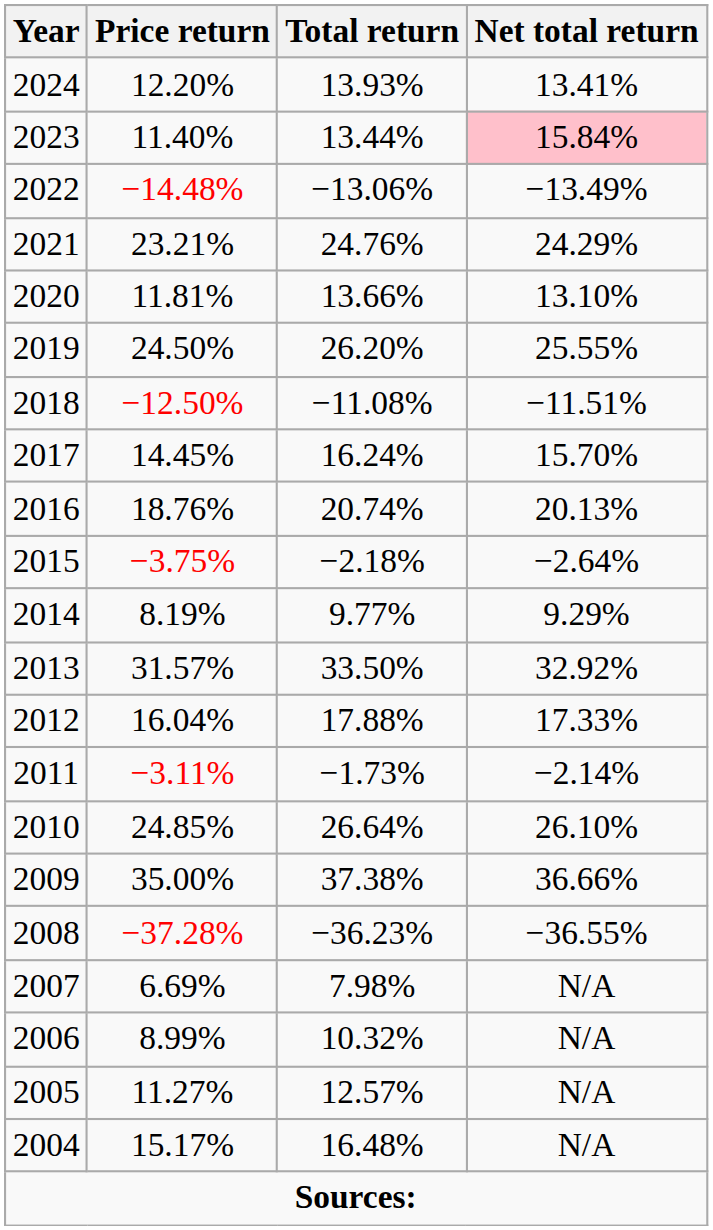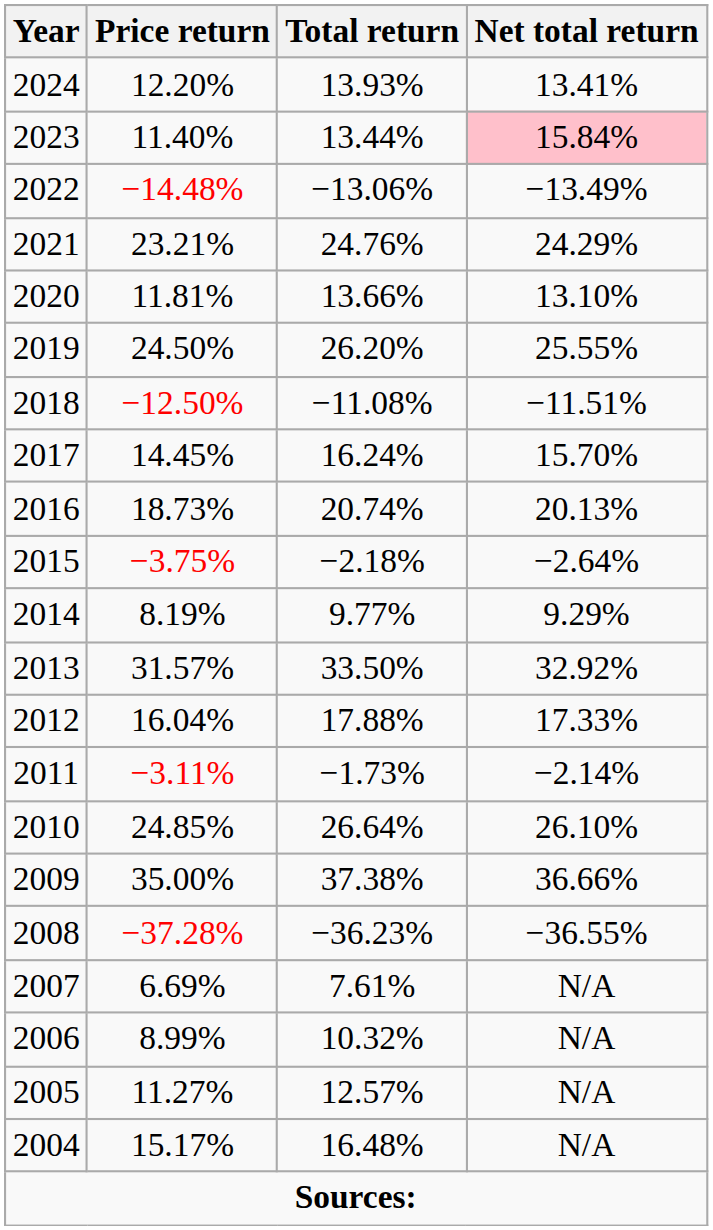(182, 508) 18.76% -> (182, 508) 18.73%
(372, 985) 7.98% -> (372, 985) 7.61%
